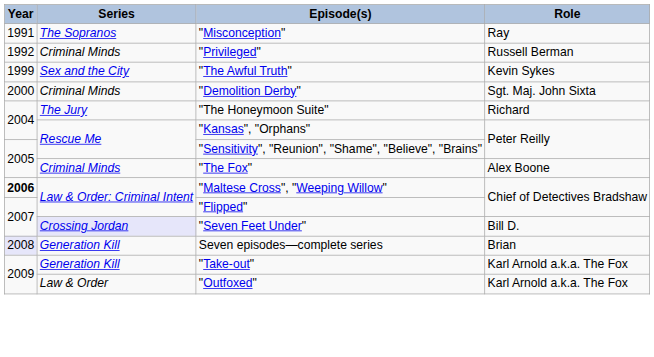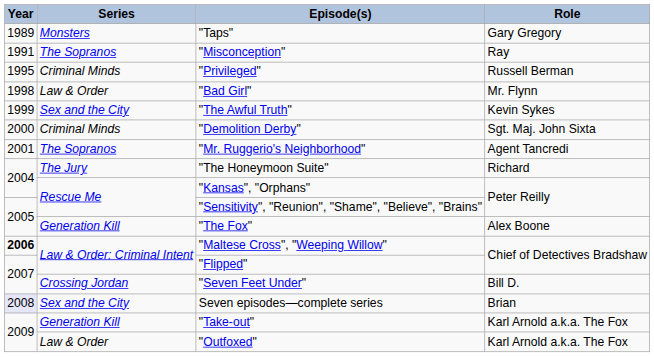+ row: (216, 33)
(21, 52) 1992 -> (21, 71) 1995
+ row: (225, 91)
+ row: (282, 149)
(80, 168) Criminal Minds -> (80, 226) Generation Kill
(84, 226) lavender background -> (84, 284) no background
(80, 245) Generation Kill -> (84, 303) Sex and the City
